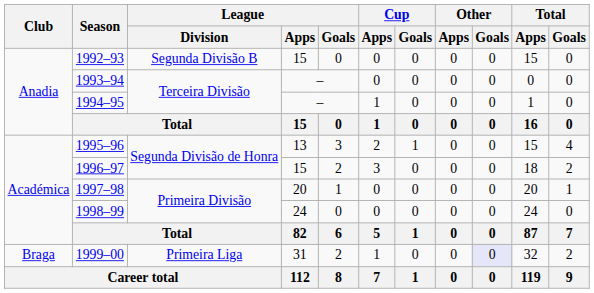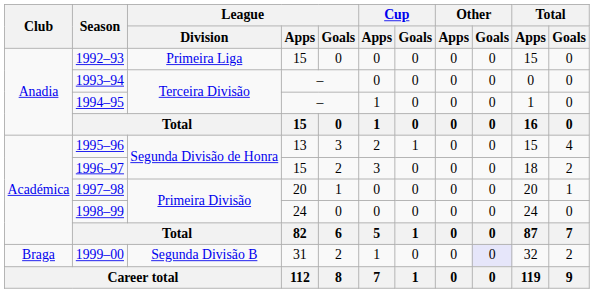(204, 59) Segunda Divisão B -> (204, 59) Primeira Liga
(204, 255) Primeira Liga -> (204, 255) Segunda Divisão B
